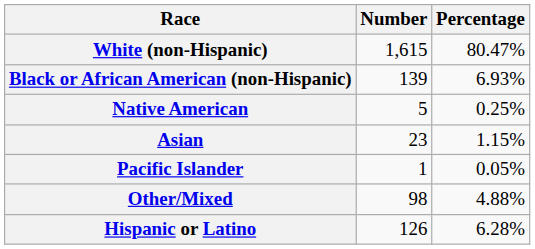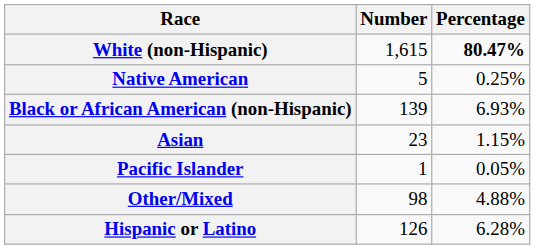(496, 49) normal -> (494, 49) bold
rows swapped: (180, 79) <-> (180, 109)
